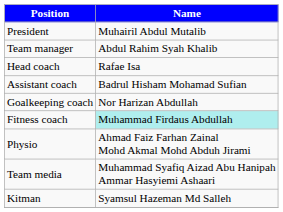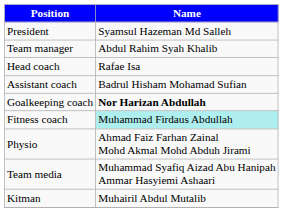(152, 31) Muhairil Abdul Mutalib -> (165, 31) Syamsul Hazeman Md Salleh
(148, 102) normal -> (152, 102) bold
(165, 198) Syamsul Hazeman Md Salleh -> (152, 198) Muhairil Abdul Mutalib
